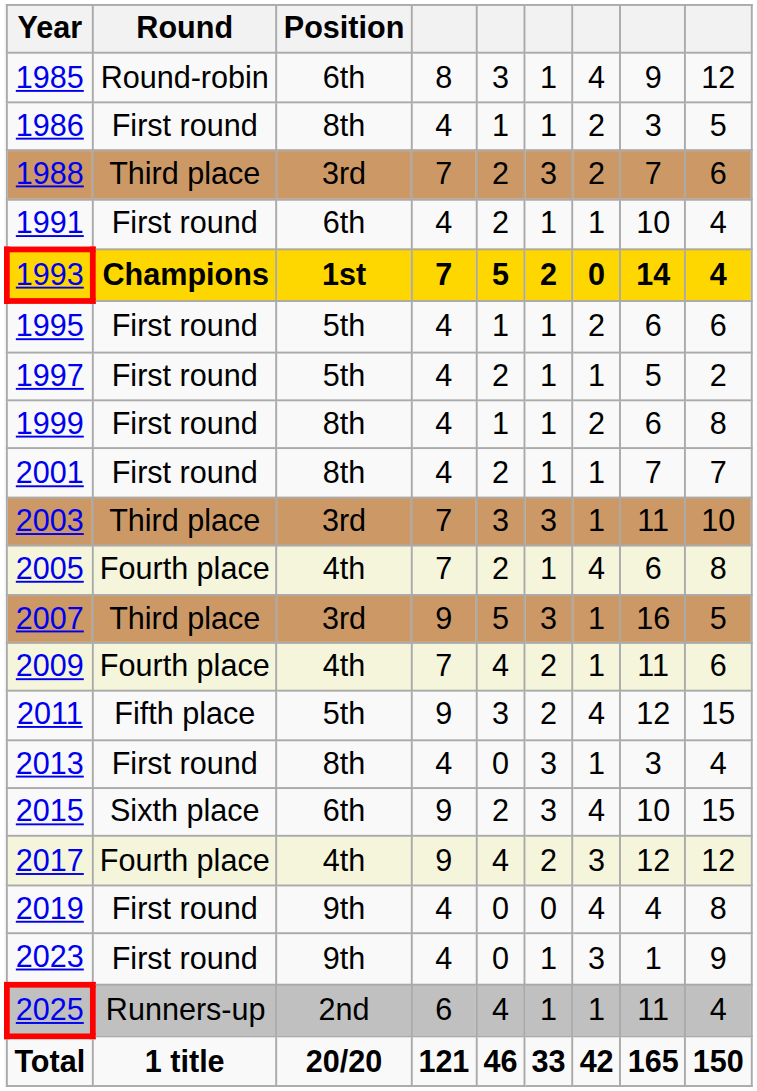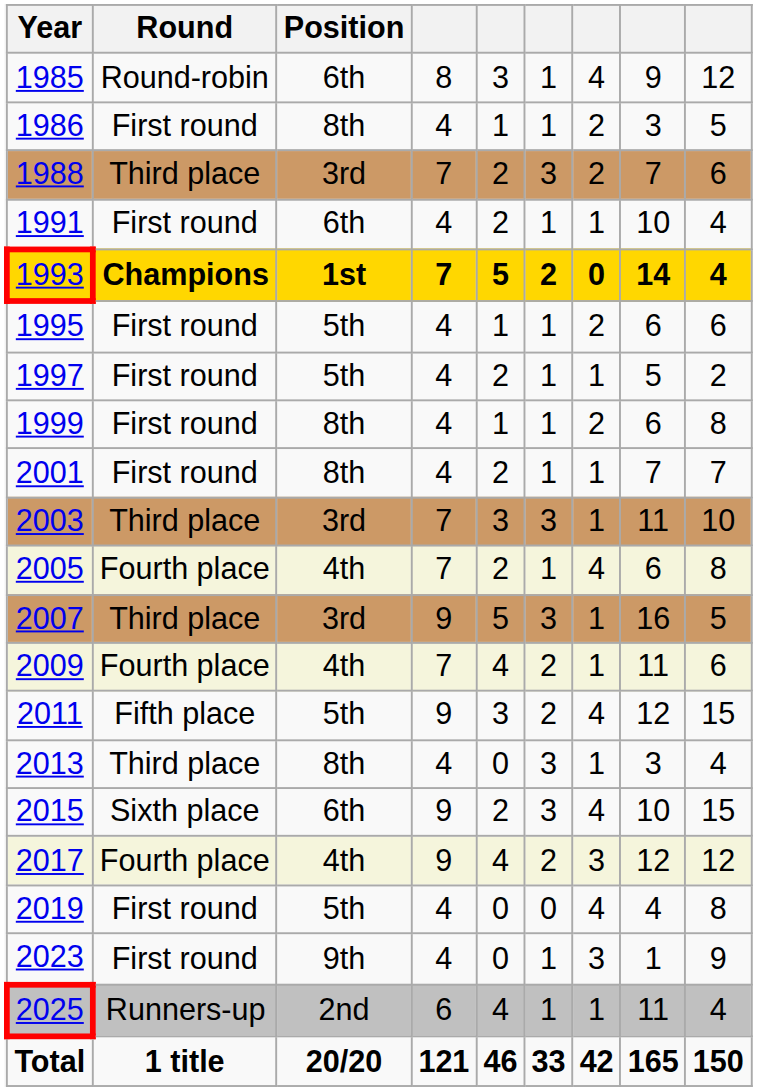(185, 763) First round -> (185, 763) Third place
(344, 908) 9th -> (344, 908) 5th
